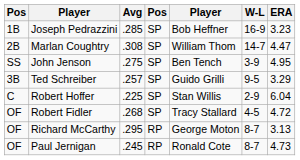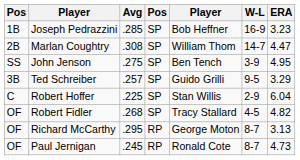(280, 113) 4.72 -> (280, 113) 4.82
